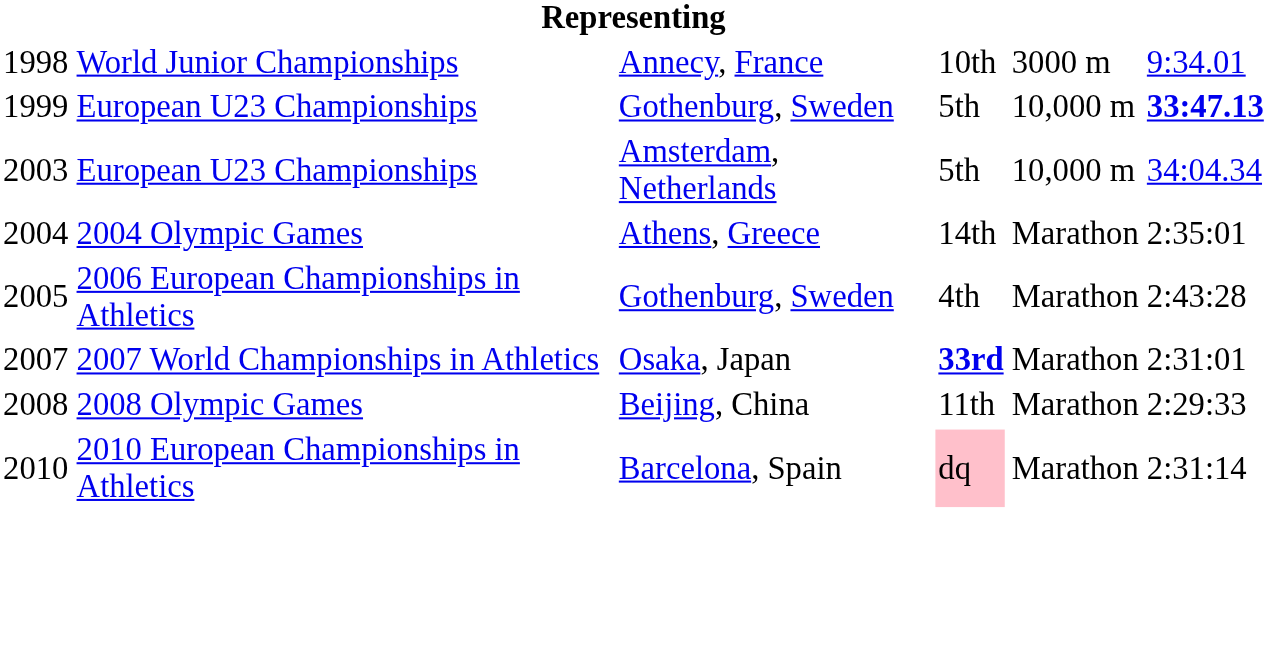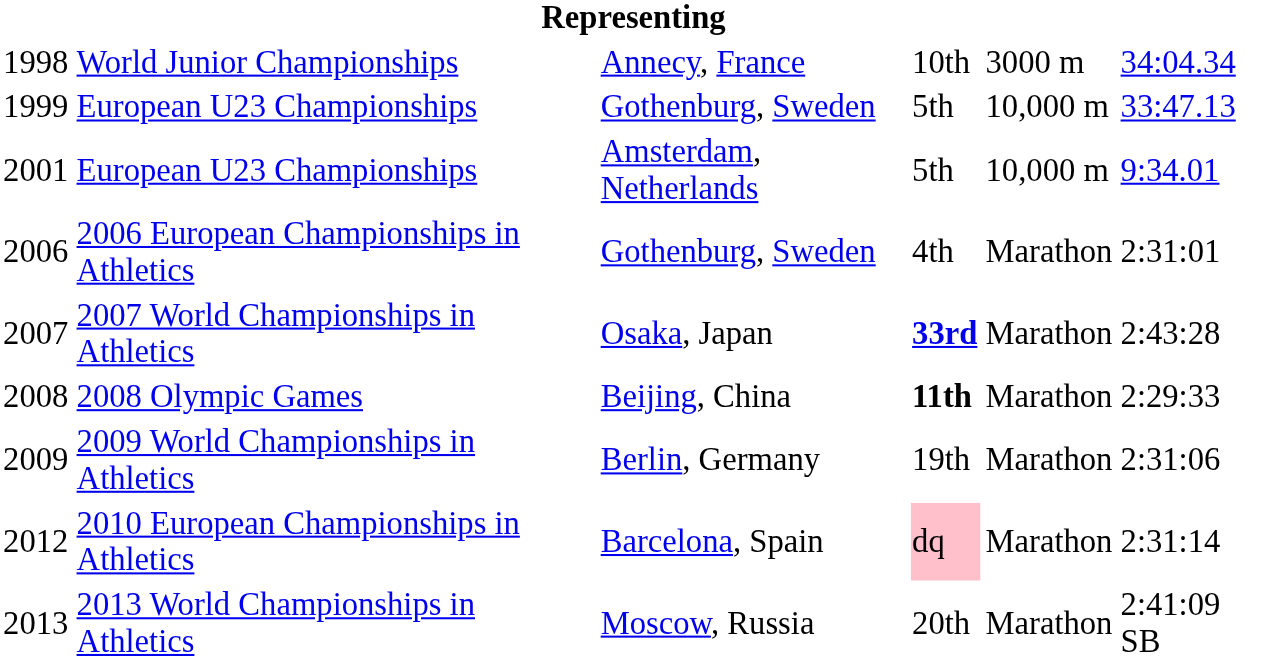(1196, 61) 9:34.01 -> (1178, 61) 34:04.34
(1205, 106) bold -> (1178, 106) normal
(36, 169) 2003 -> (36, 169) 2001
(1204, 169) 34:04.34 -> (1170, 169) 9:34.01
- row: (220, 233)
(36, 296) 2005 -> (36, 251) 2006
(1197, 296) 2:43:28 -> (1170, 251) 2:31:01
(1197, 359) 2:31:01 -> (1170, 333) 2:43:28
(967, 404) normal -> (942, 396) bold
+ row: (276, 459)
(36, 467) 2010 -> (36, 541) 2012
+ row: (276, 622)
